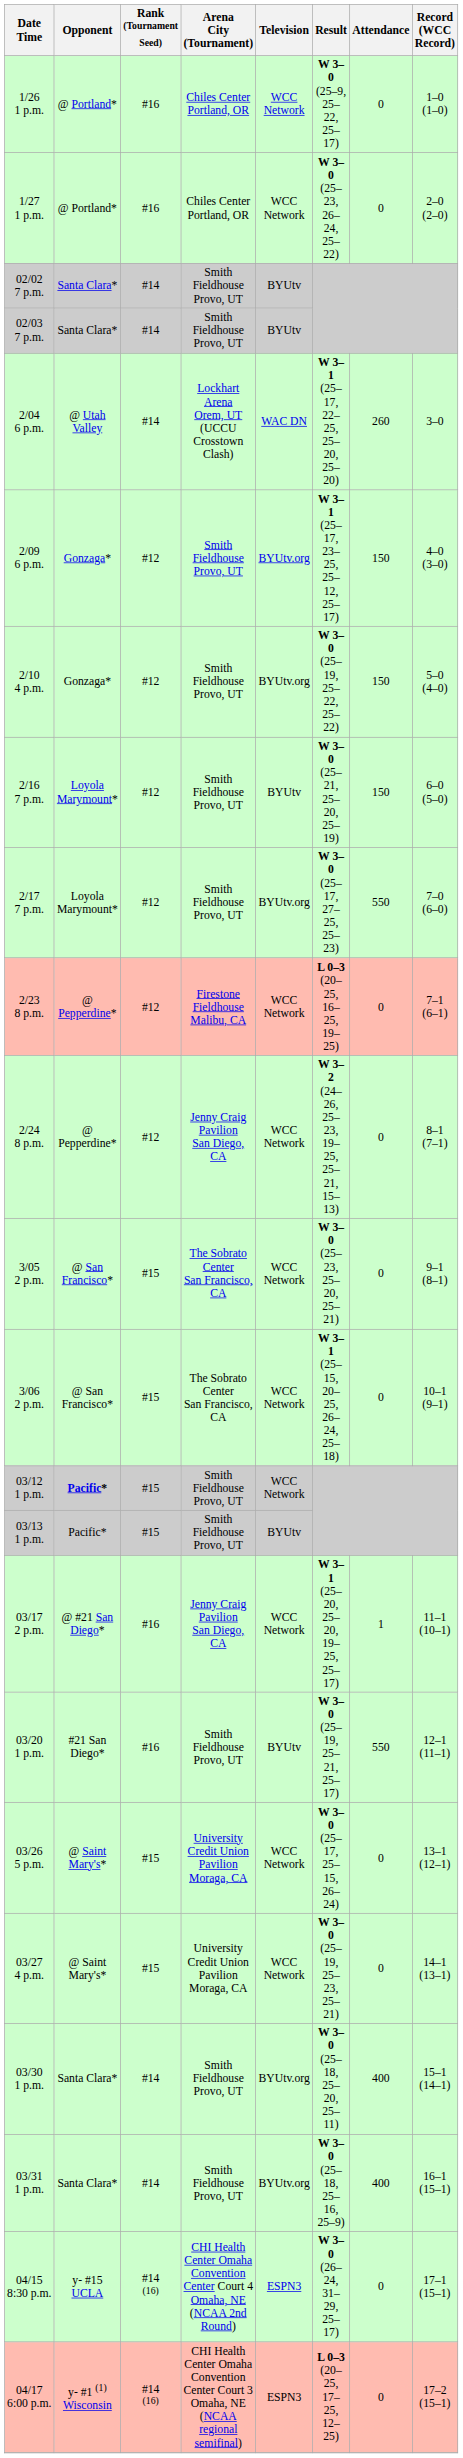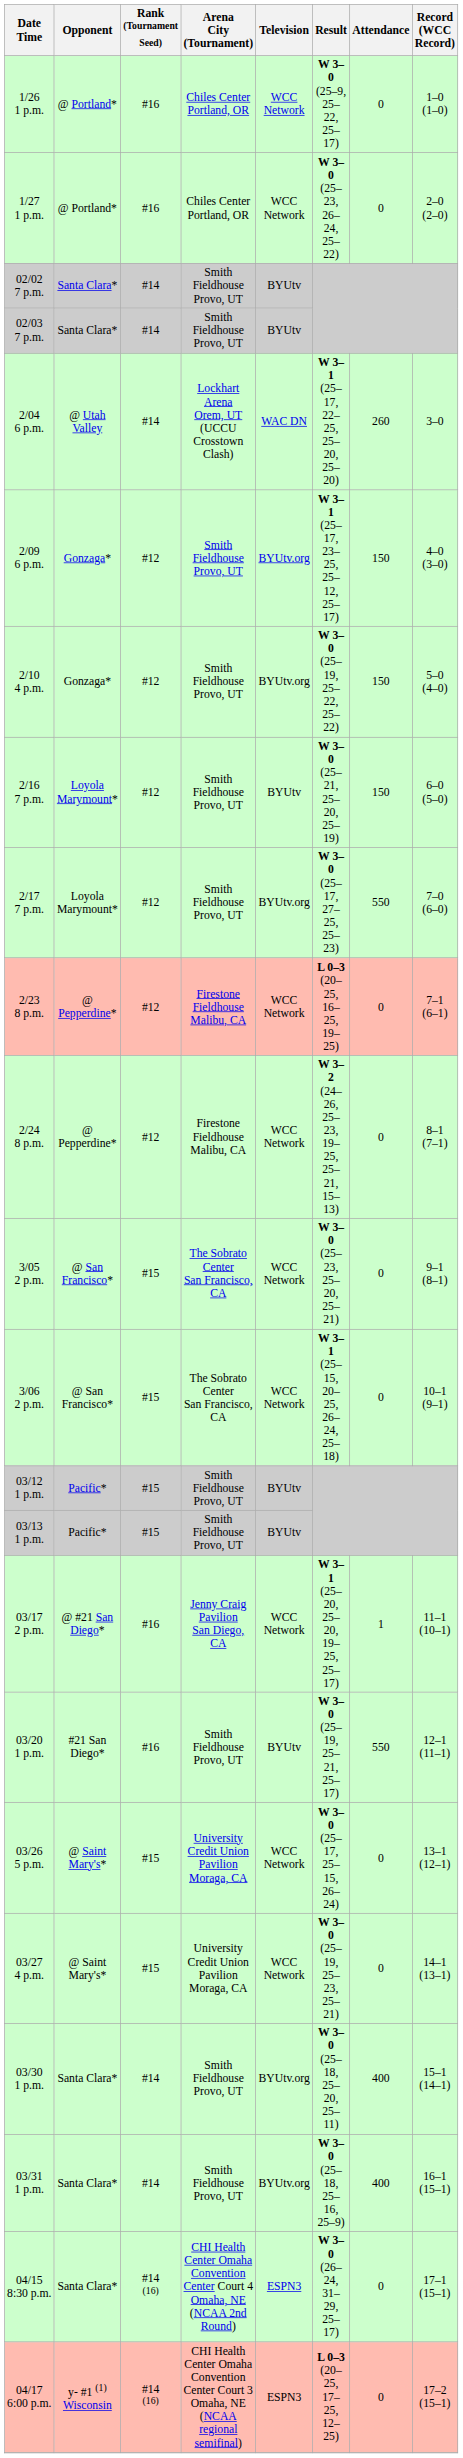(218, 1137) Jenny Craig Pavilion San Diego, CA -> (218, 1137) Firestone Fieldhouse Malibu, CA
(87, 1488) bold -> (87, 1488) normal
(284, 1488) WCC Network -> (284, 1488) BYUtv
(87, 2286) y- #15 UCLA -> (87, 2286) Santa Clara*
